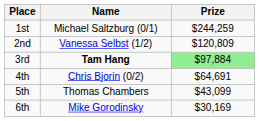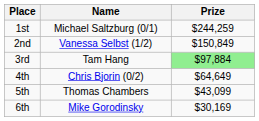(213, 44) $120,809 -> (213, 44) $150,849
(106, 60) bold -> (106, 60) normal
(213, 76) $64,691 -> (213, 76) $64,649
